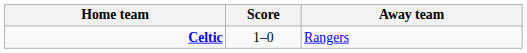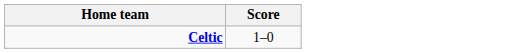- column: (412, 15)
